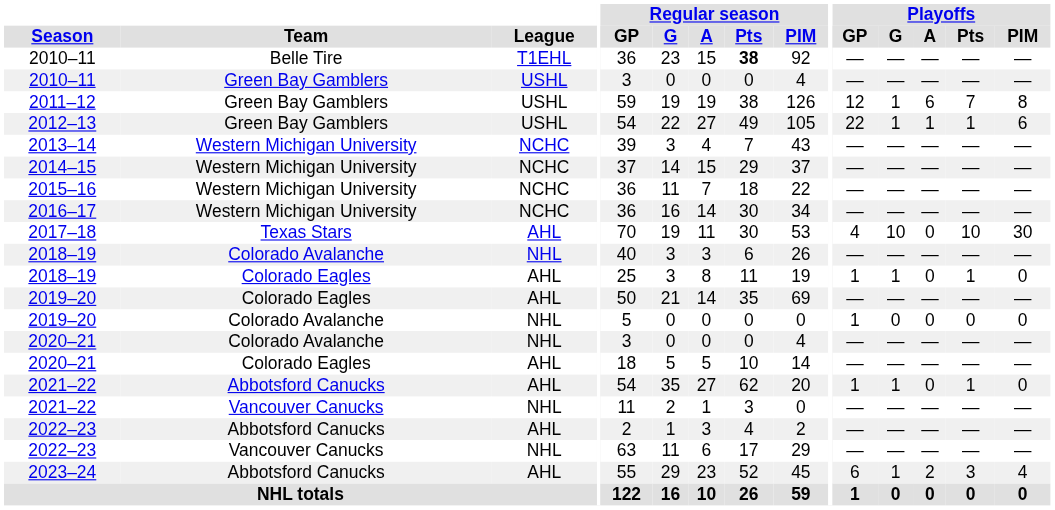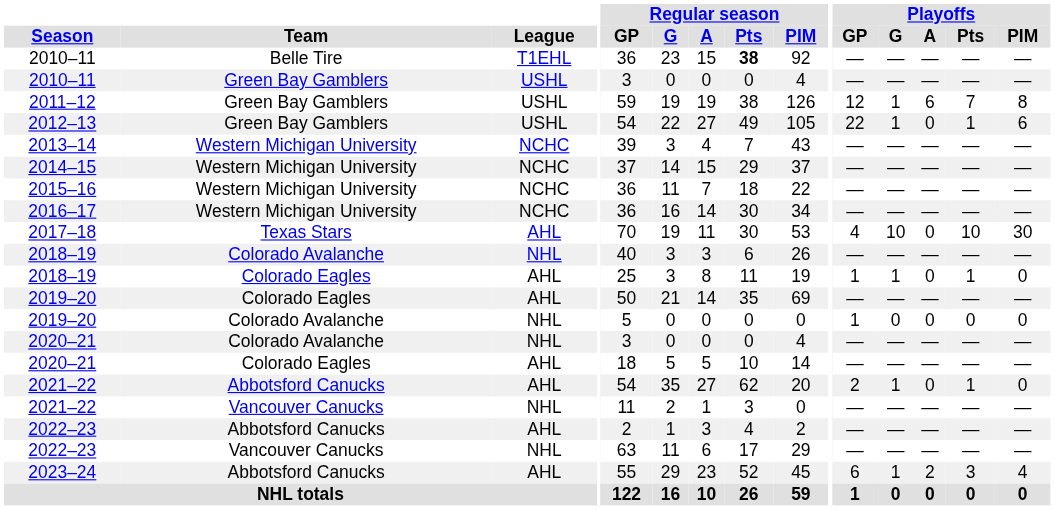(930, 123) 1 -> (930, 123) 0
(855, 385) 1 -> (855, 385) 2
